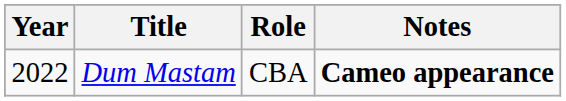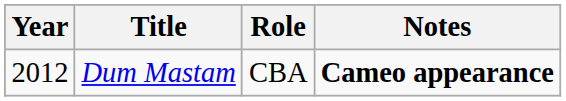(40, 72) 2022 -> (40, 72) 2012
